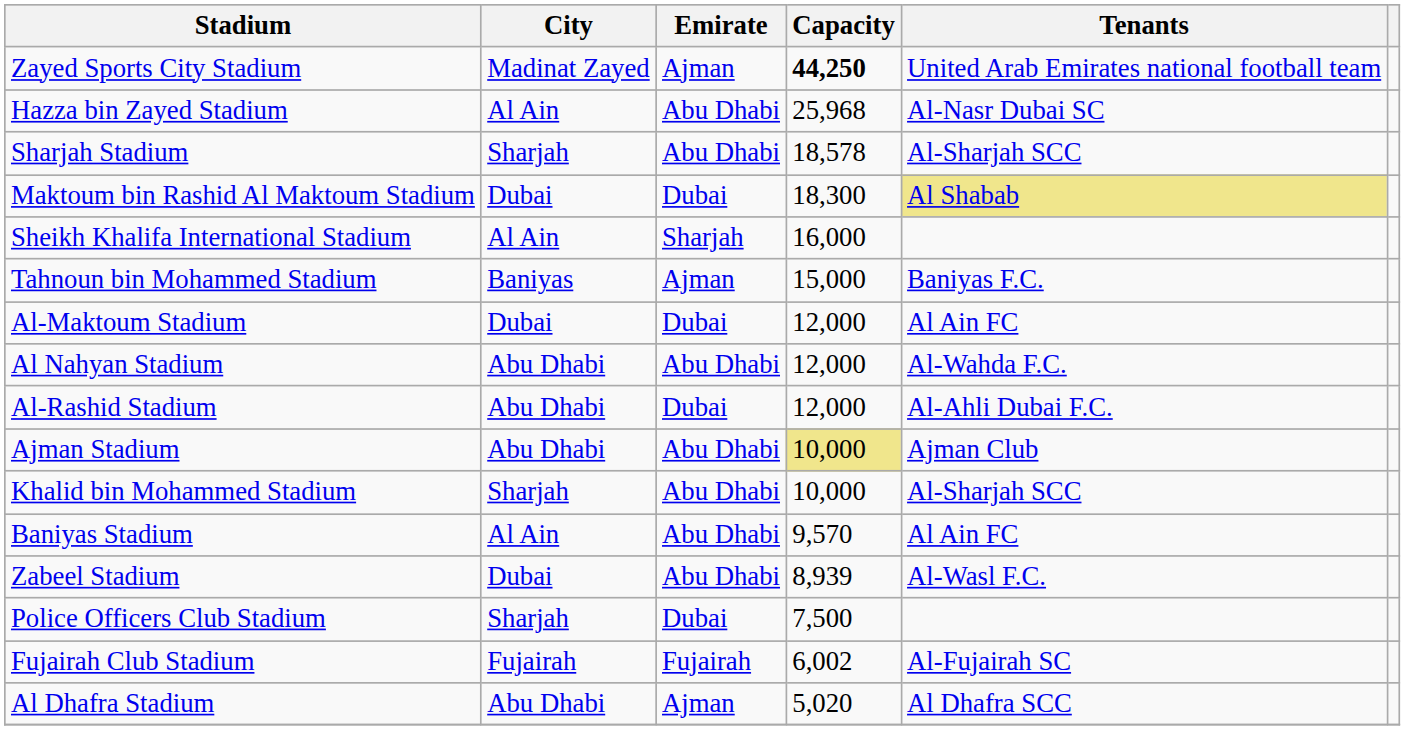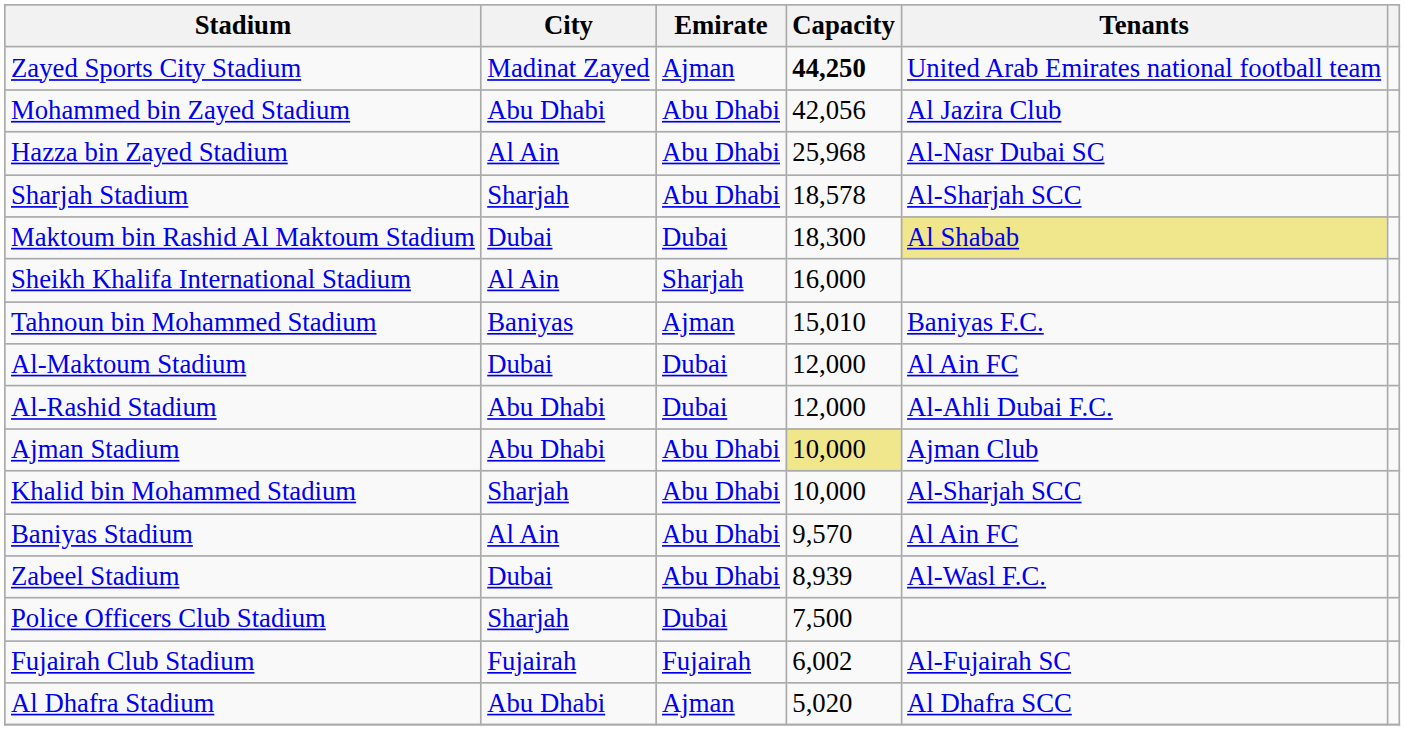+ row: (181, 110)
(829, 279) 15,000 -> (829, 322) 15,010
- row: (117, 364)
